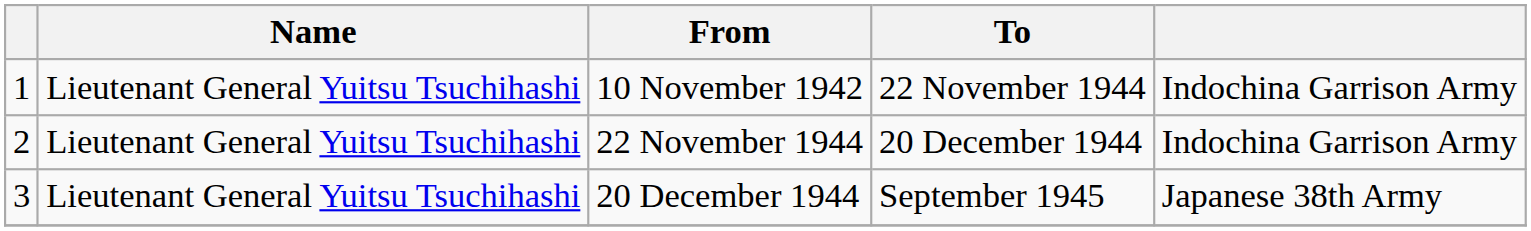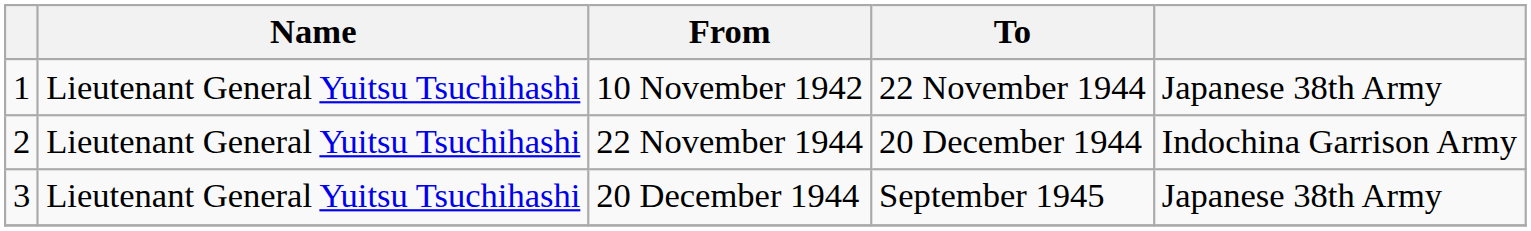(1339, 86) Indochina Garrison Army -> (1302, 86) Japanese 38th Army
